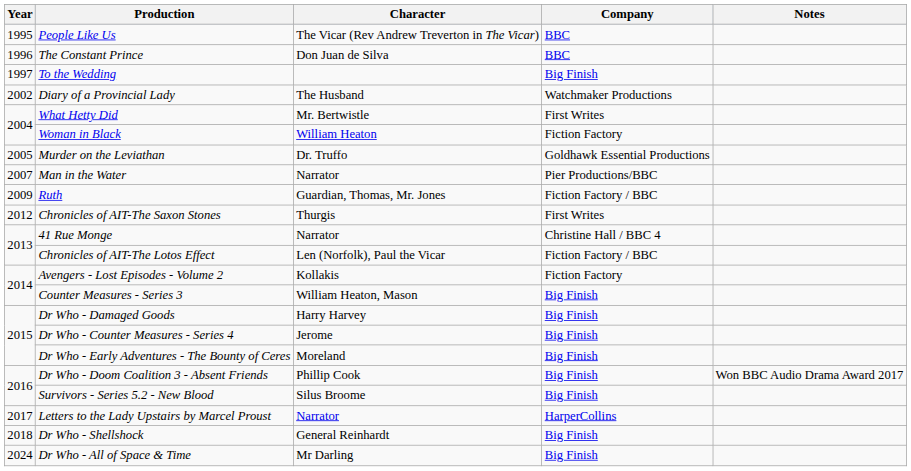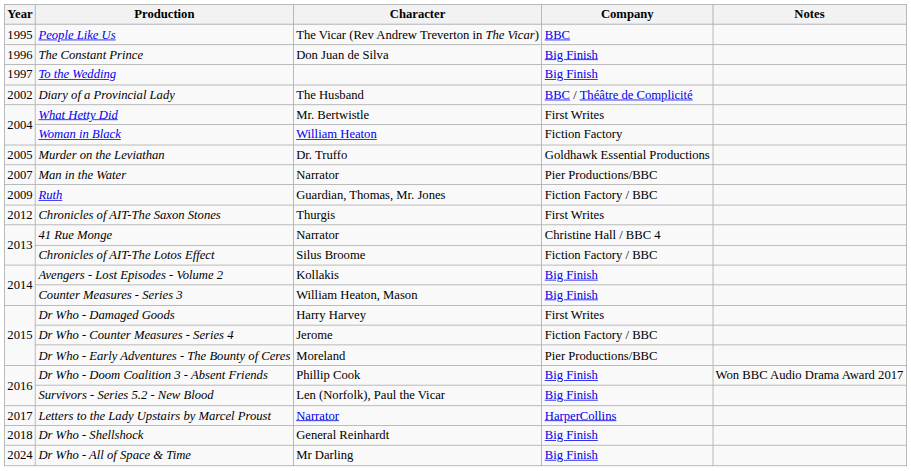(557, 54) BBC -> (571, 54) Big Finish
(608, 94) Watchmaker Productions -> (619, 94) BBC / Théâtre de Complicité
(371, 255) Len (Norfolk), Paul the Vicar -> (331, 255) Silus Broome
(584, 275) Fiction Factory -> (571, 275) Big Finish
(571, 315) Big Finish -> (574, 315) First Writes
(571, 335) Big Finish -> (601, 335) Fiction Factory / BBC
(571, 355) Big Finish -> (601, 355) Pier Productions/BBC
(331, 395) Silus Broome -> (371, 395) Len (Norfolk), Paul the Vicar
